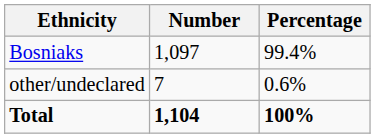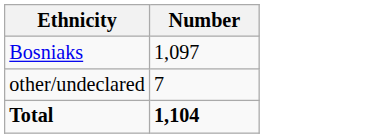- column: (315, 20)
